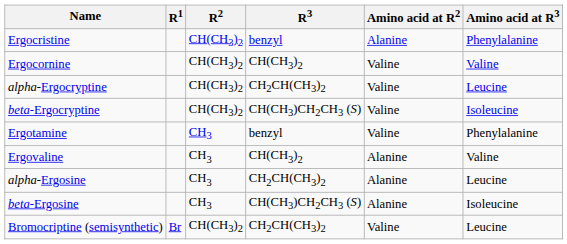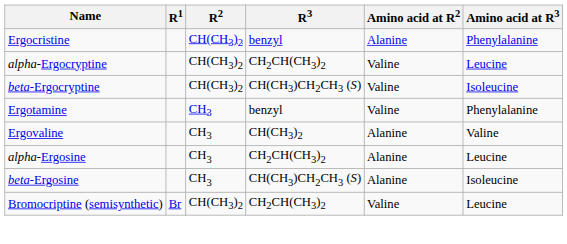- row: (39, 63)
